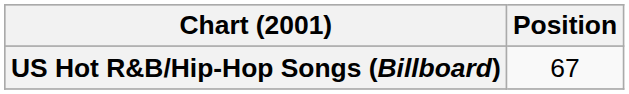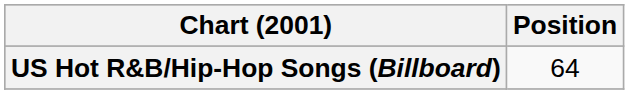(565, 67) 67 -> (565, 67) 64
